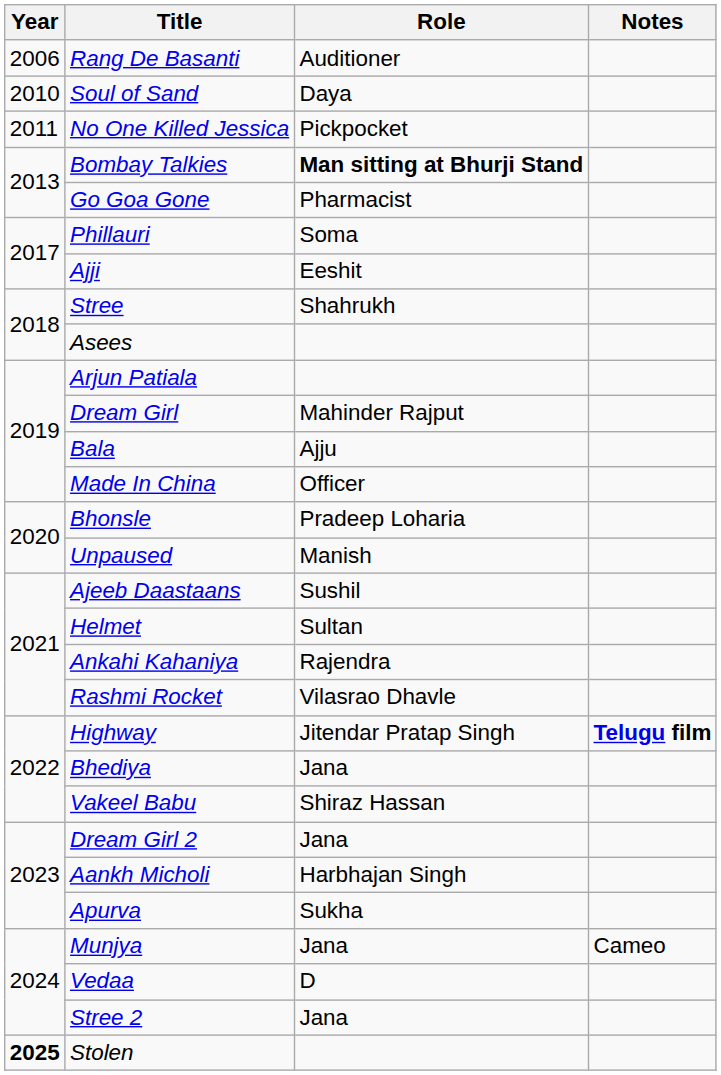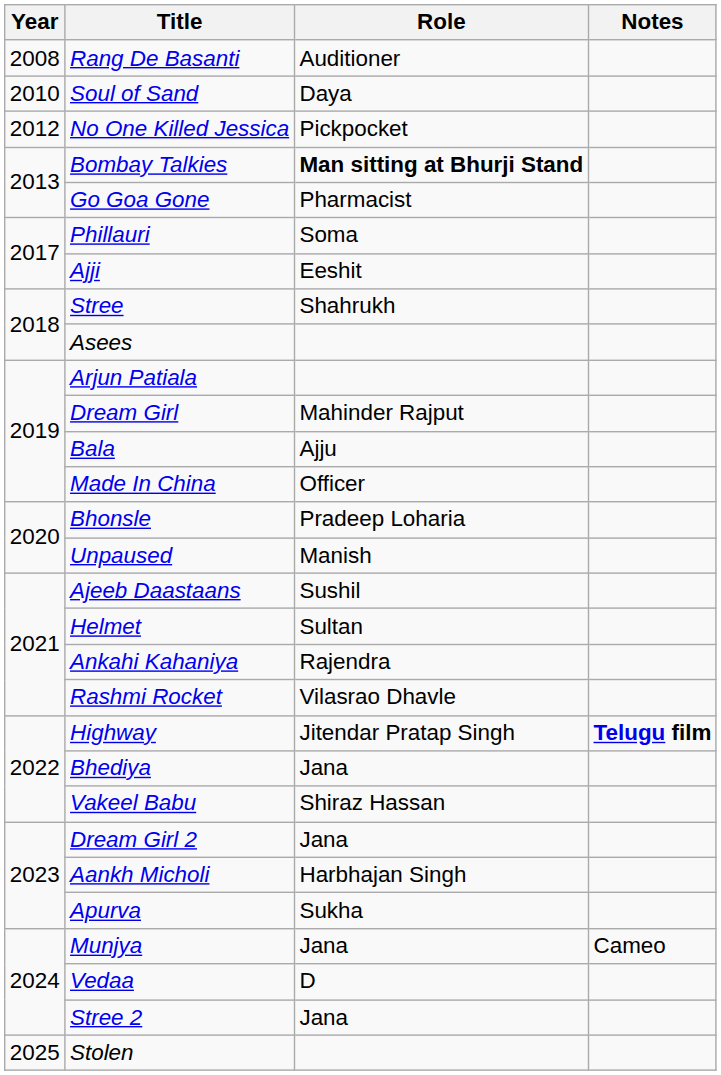(35, 57) 2006 -> (35, 57) 2008
(34, 128) 2011 -> (35, 128) 2012
(35, 1052) bold -> (35, 1052) normal
